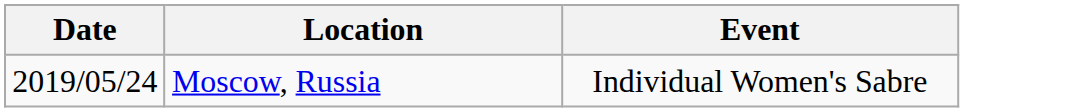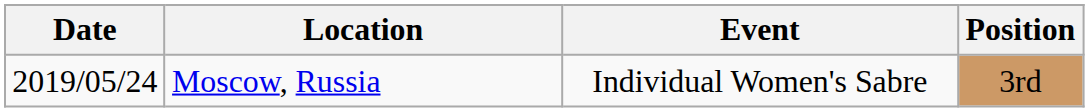+ column: (1020, 29)
